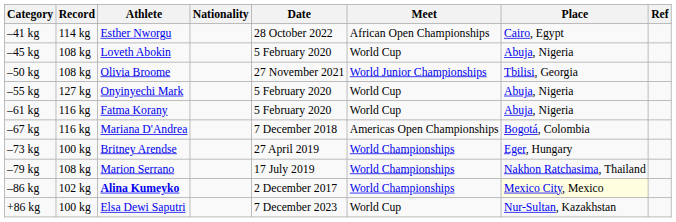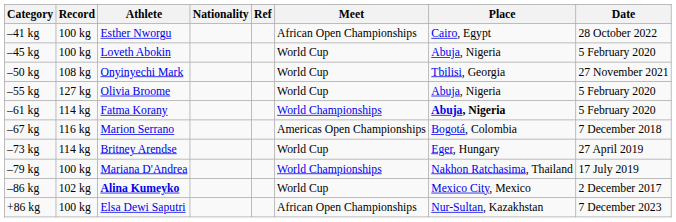columns swapped: (299, 14) <-> (660, 14)
(75, 33) 114 kg -> (75, 33) 100 kg
(75, 52) 108 kg -> (75, 52) 100 kg
(135, 72) Olivia Broome -> (142, 72) Onyinyechi Mark
(418, 72) World Junior Championships -> (303, 72) World Cup
(142, 91) Onyinyechi Mark -> (135, 91) Olivia Broome
(75, 110) 116 kg -> (75, 110) 114 kg
(375, 110) World Cup -> (329, 110) World Championships
(539, 110) normal -> (468, 110) bold
(144, 130) Mariana D'Andrea -> (137, 130) Marion Serrano
(75, 149) 100 kg -> (75, 149) 114 kg
(402, 149) World Championships -> (303, 149) World Cup
(75, 168) 108 kg -> (75, 168) 100 kg
(137, 168) Marion Serrano -> (144, 168) Mariana D'Andrea
(402, 188) World Championships -> (303, 188) World Cup
(554, 188) lightyellow background -> (481, 188) no background
(375, 207) World Cup -> (347, 207) African Open Championships
